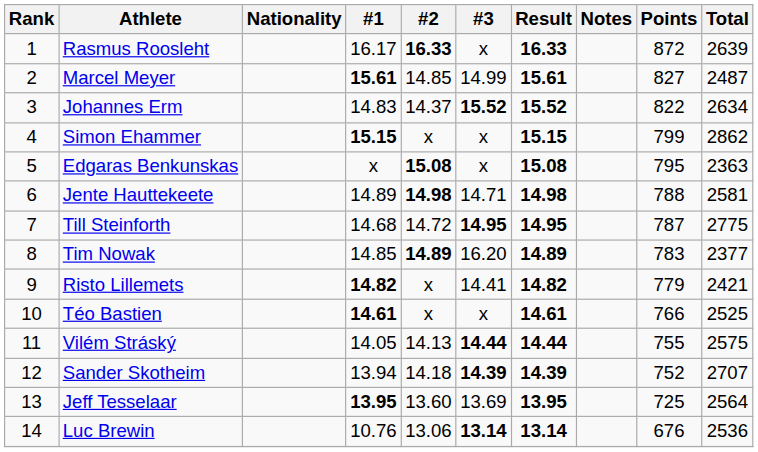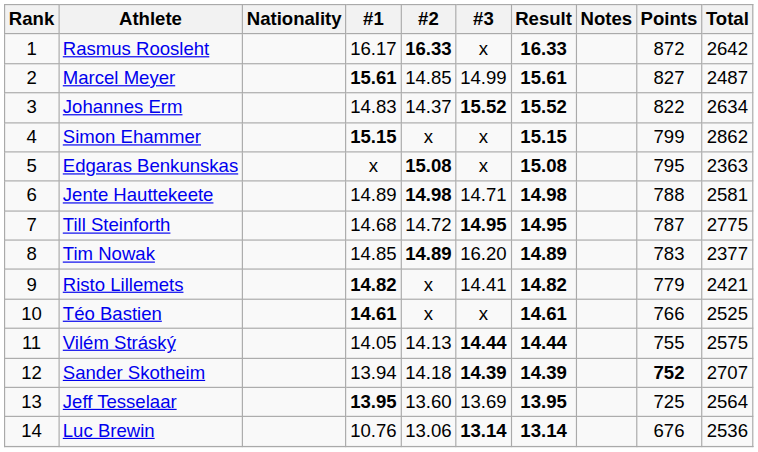(727, 48) 2639 -> (727, 48) 2642
(669, 372) normal -> (669, 372) bold
